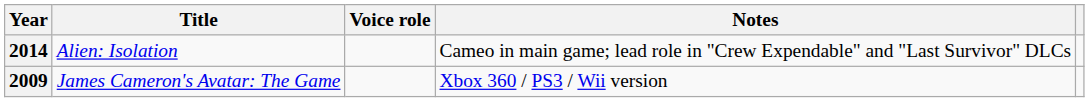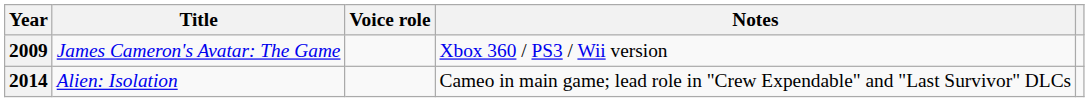rows swapped: (28, 81) <-> (28, 50)
